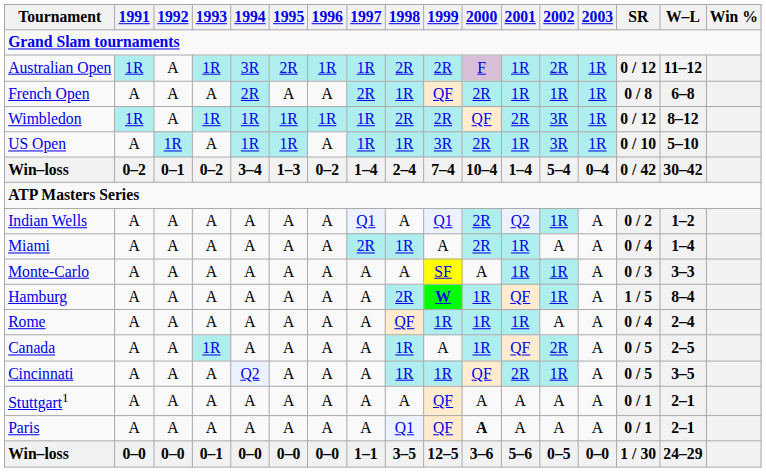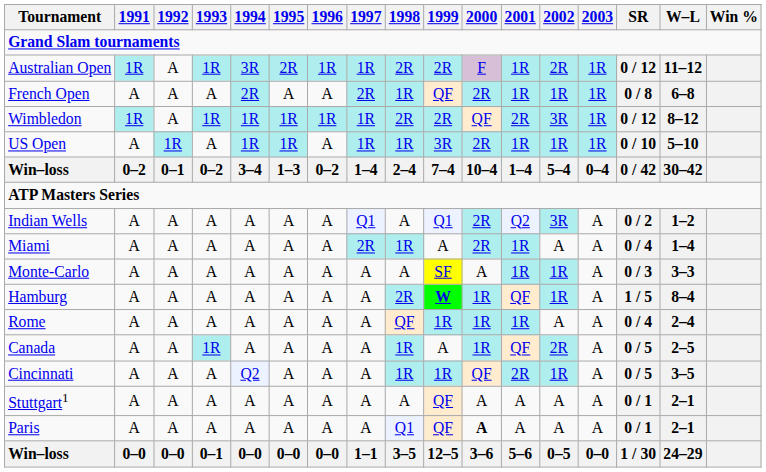(559, 143) 3R -> (559, 143) 1R
(559, 220) 1R -> (559, 220) 3R
